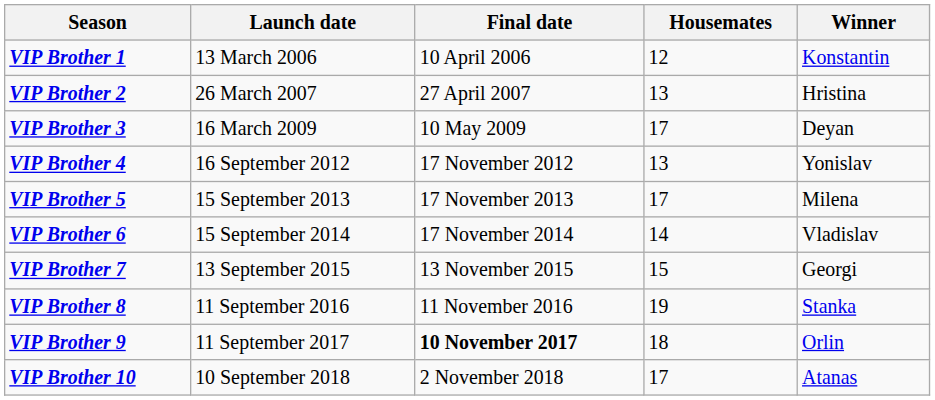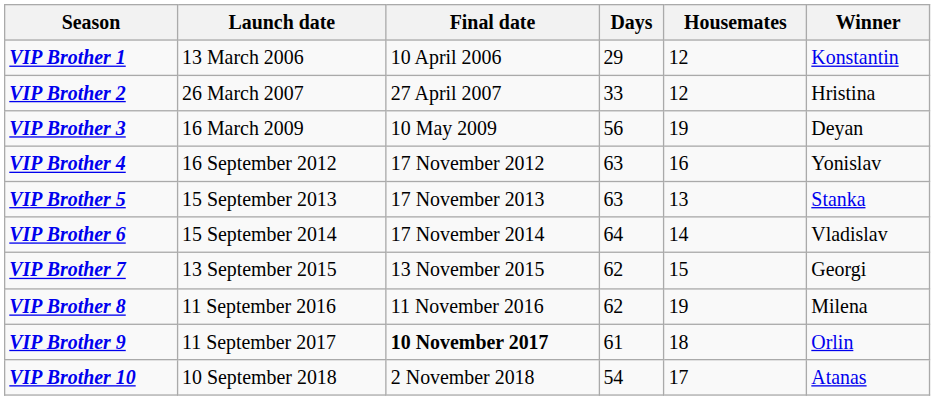+ column: (631, 22)
(658, 93) 13 -> (679, 93) 12
(658, 128) 17 -> (679, 128) 19
(658, 164) 13 -> (679, 164) 16
(658, 199) 17 -> (679, 199) 13
(830, 199) Milena -> (838, 199) Stanka
(829, 306) Stanka -> (840, 306) Milena
